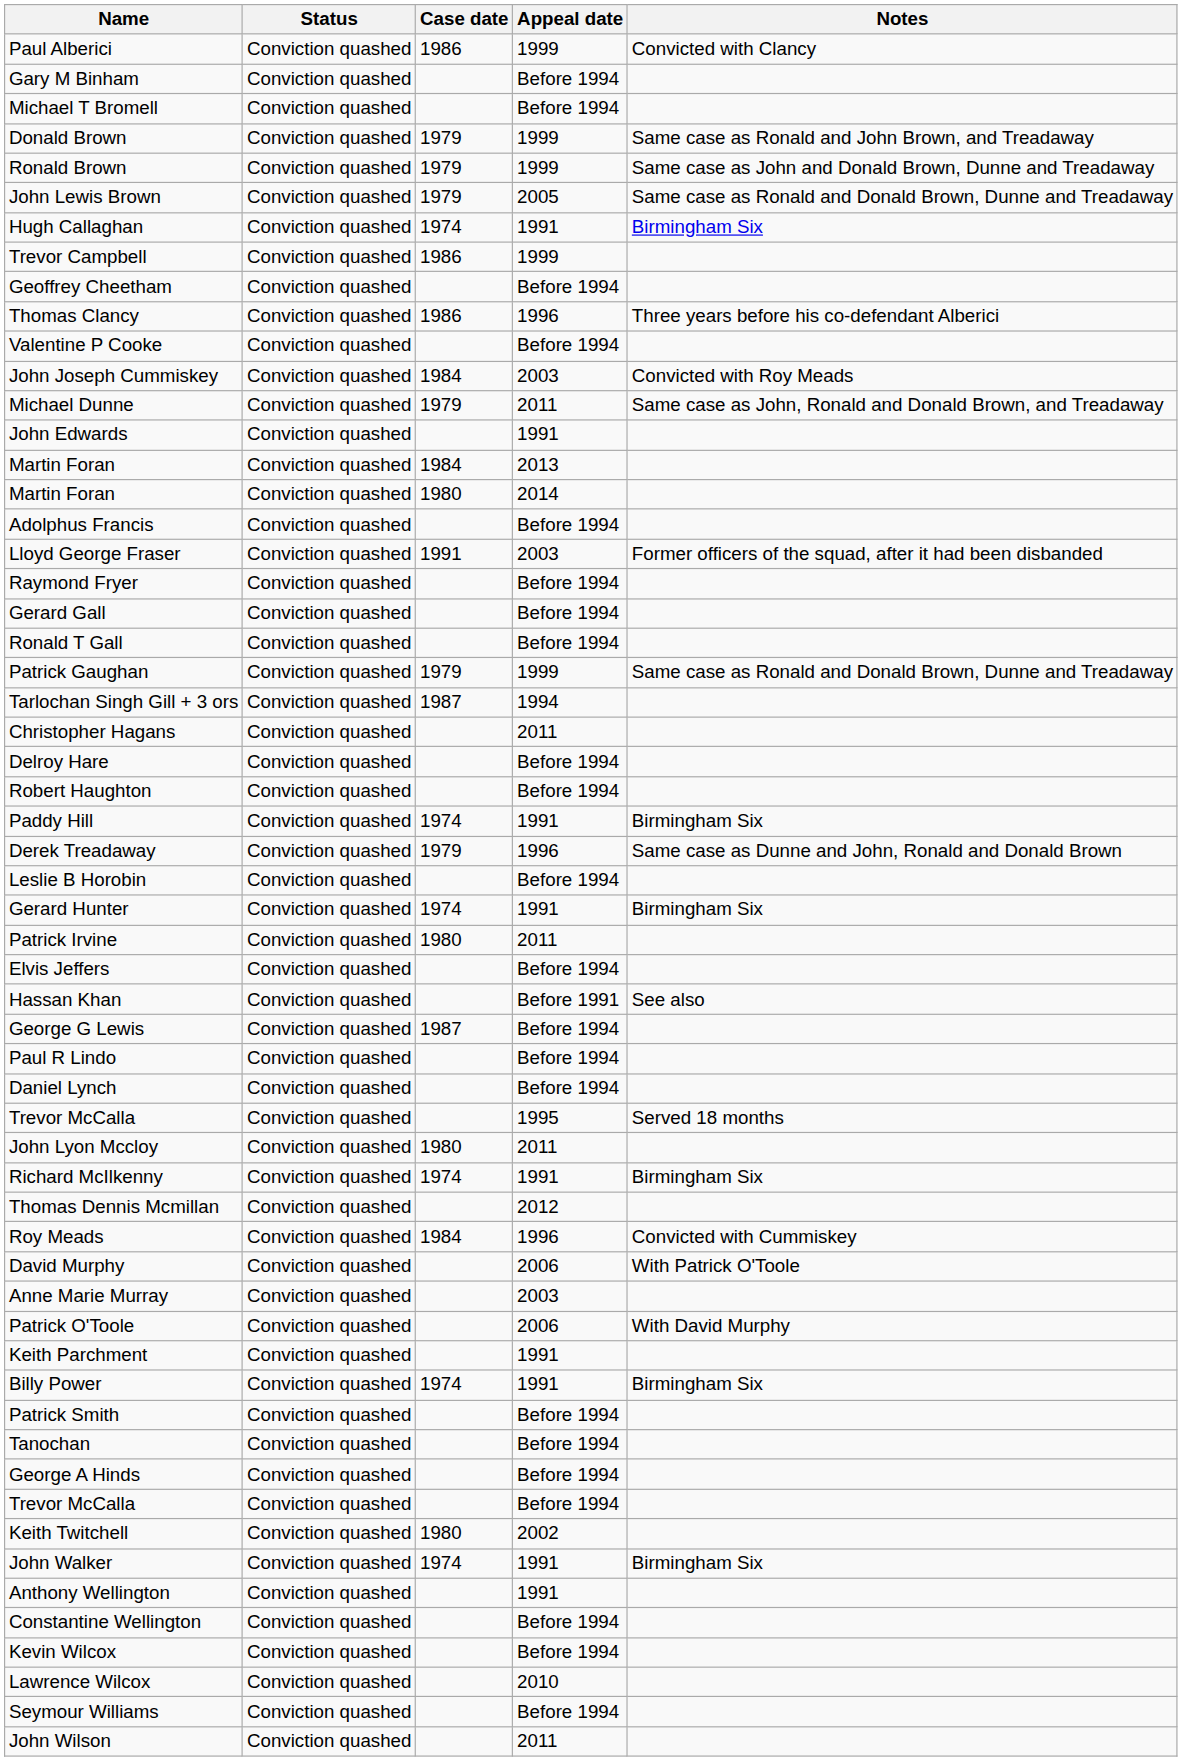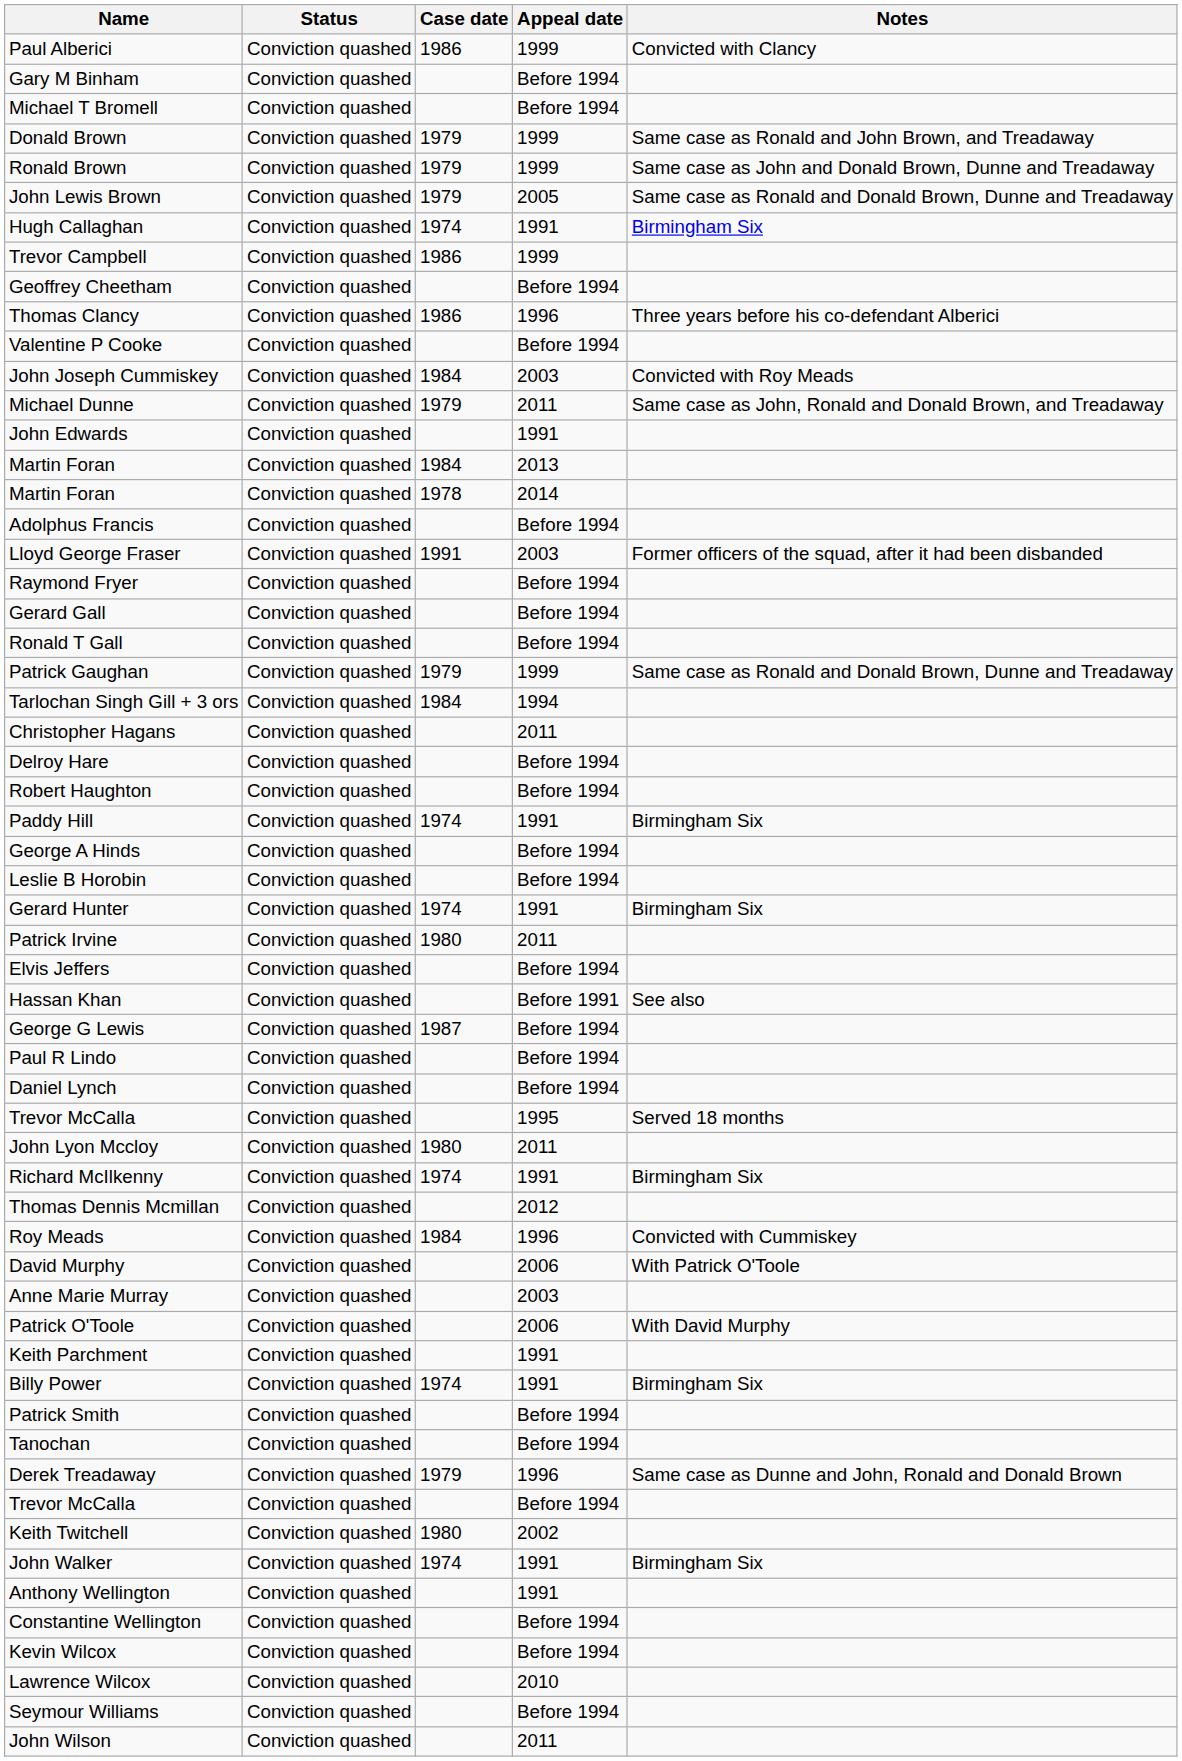(441, 494) 1980 -> (441, 494) 1978
(441, 702) 1987 -> (441, 702) 1984
rows swapped: (74, 1474) <-> (82, 850)
